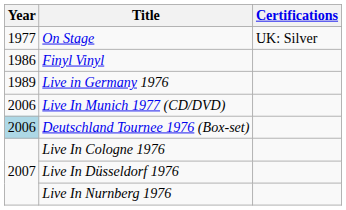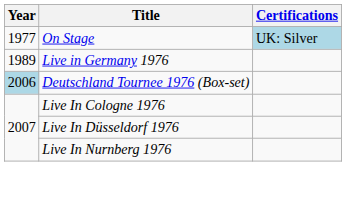(287, 37) no background -> (287, 37) lightblue background
- row: (73, 60)
- row: (134, 104)
